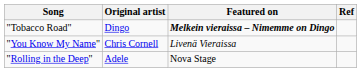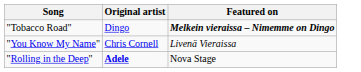- column: (346, 12)
(116, 59) normal -> (117, 59) bold
